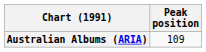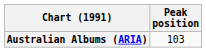(176, 39) 109 -> (176, 39) 103
